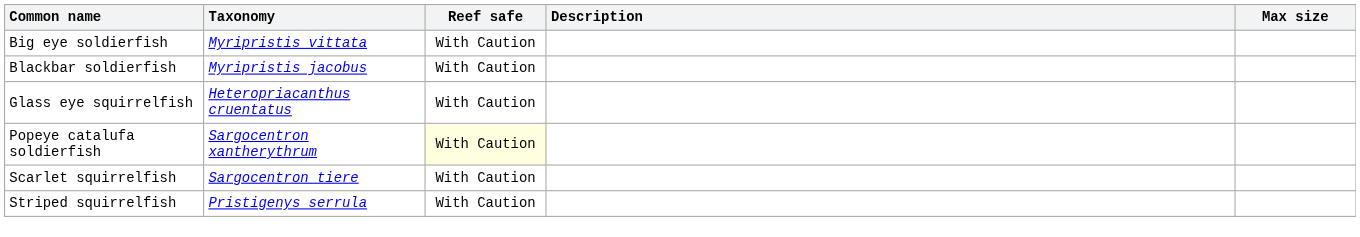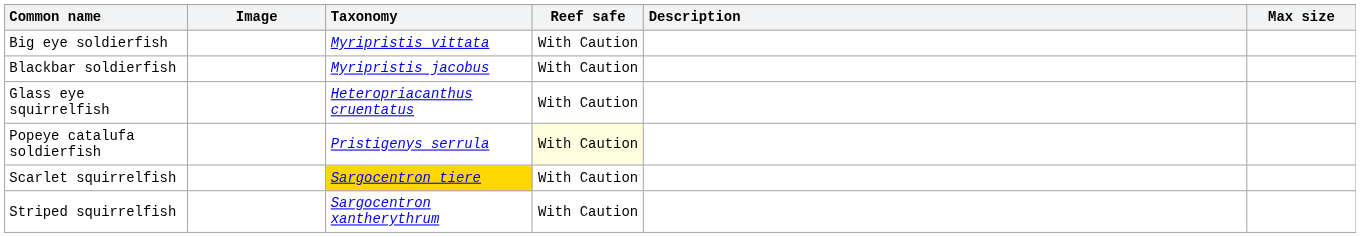+ column: (257, 17)
(263, 144) Sargocentron xantherythrum -> (410, 144) Pristigenys serrula
(284, 178) no background -> (406, 178) gold background
(288, 204) Pristigenys serrula -> (385, 212) Sargocentron xantherythrum
